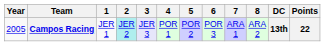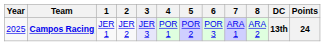(16, 29) 2005 -> (16, 29) 2025
(127, 29) paleturquoise background -> (127, 29) no background
(305, 29) 22 -> (305, 29) 24
